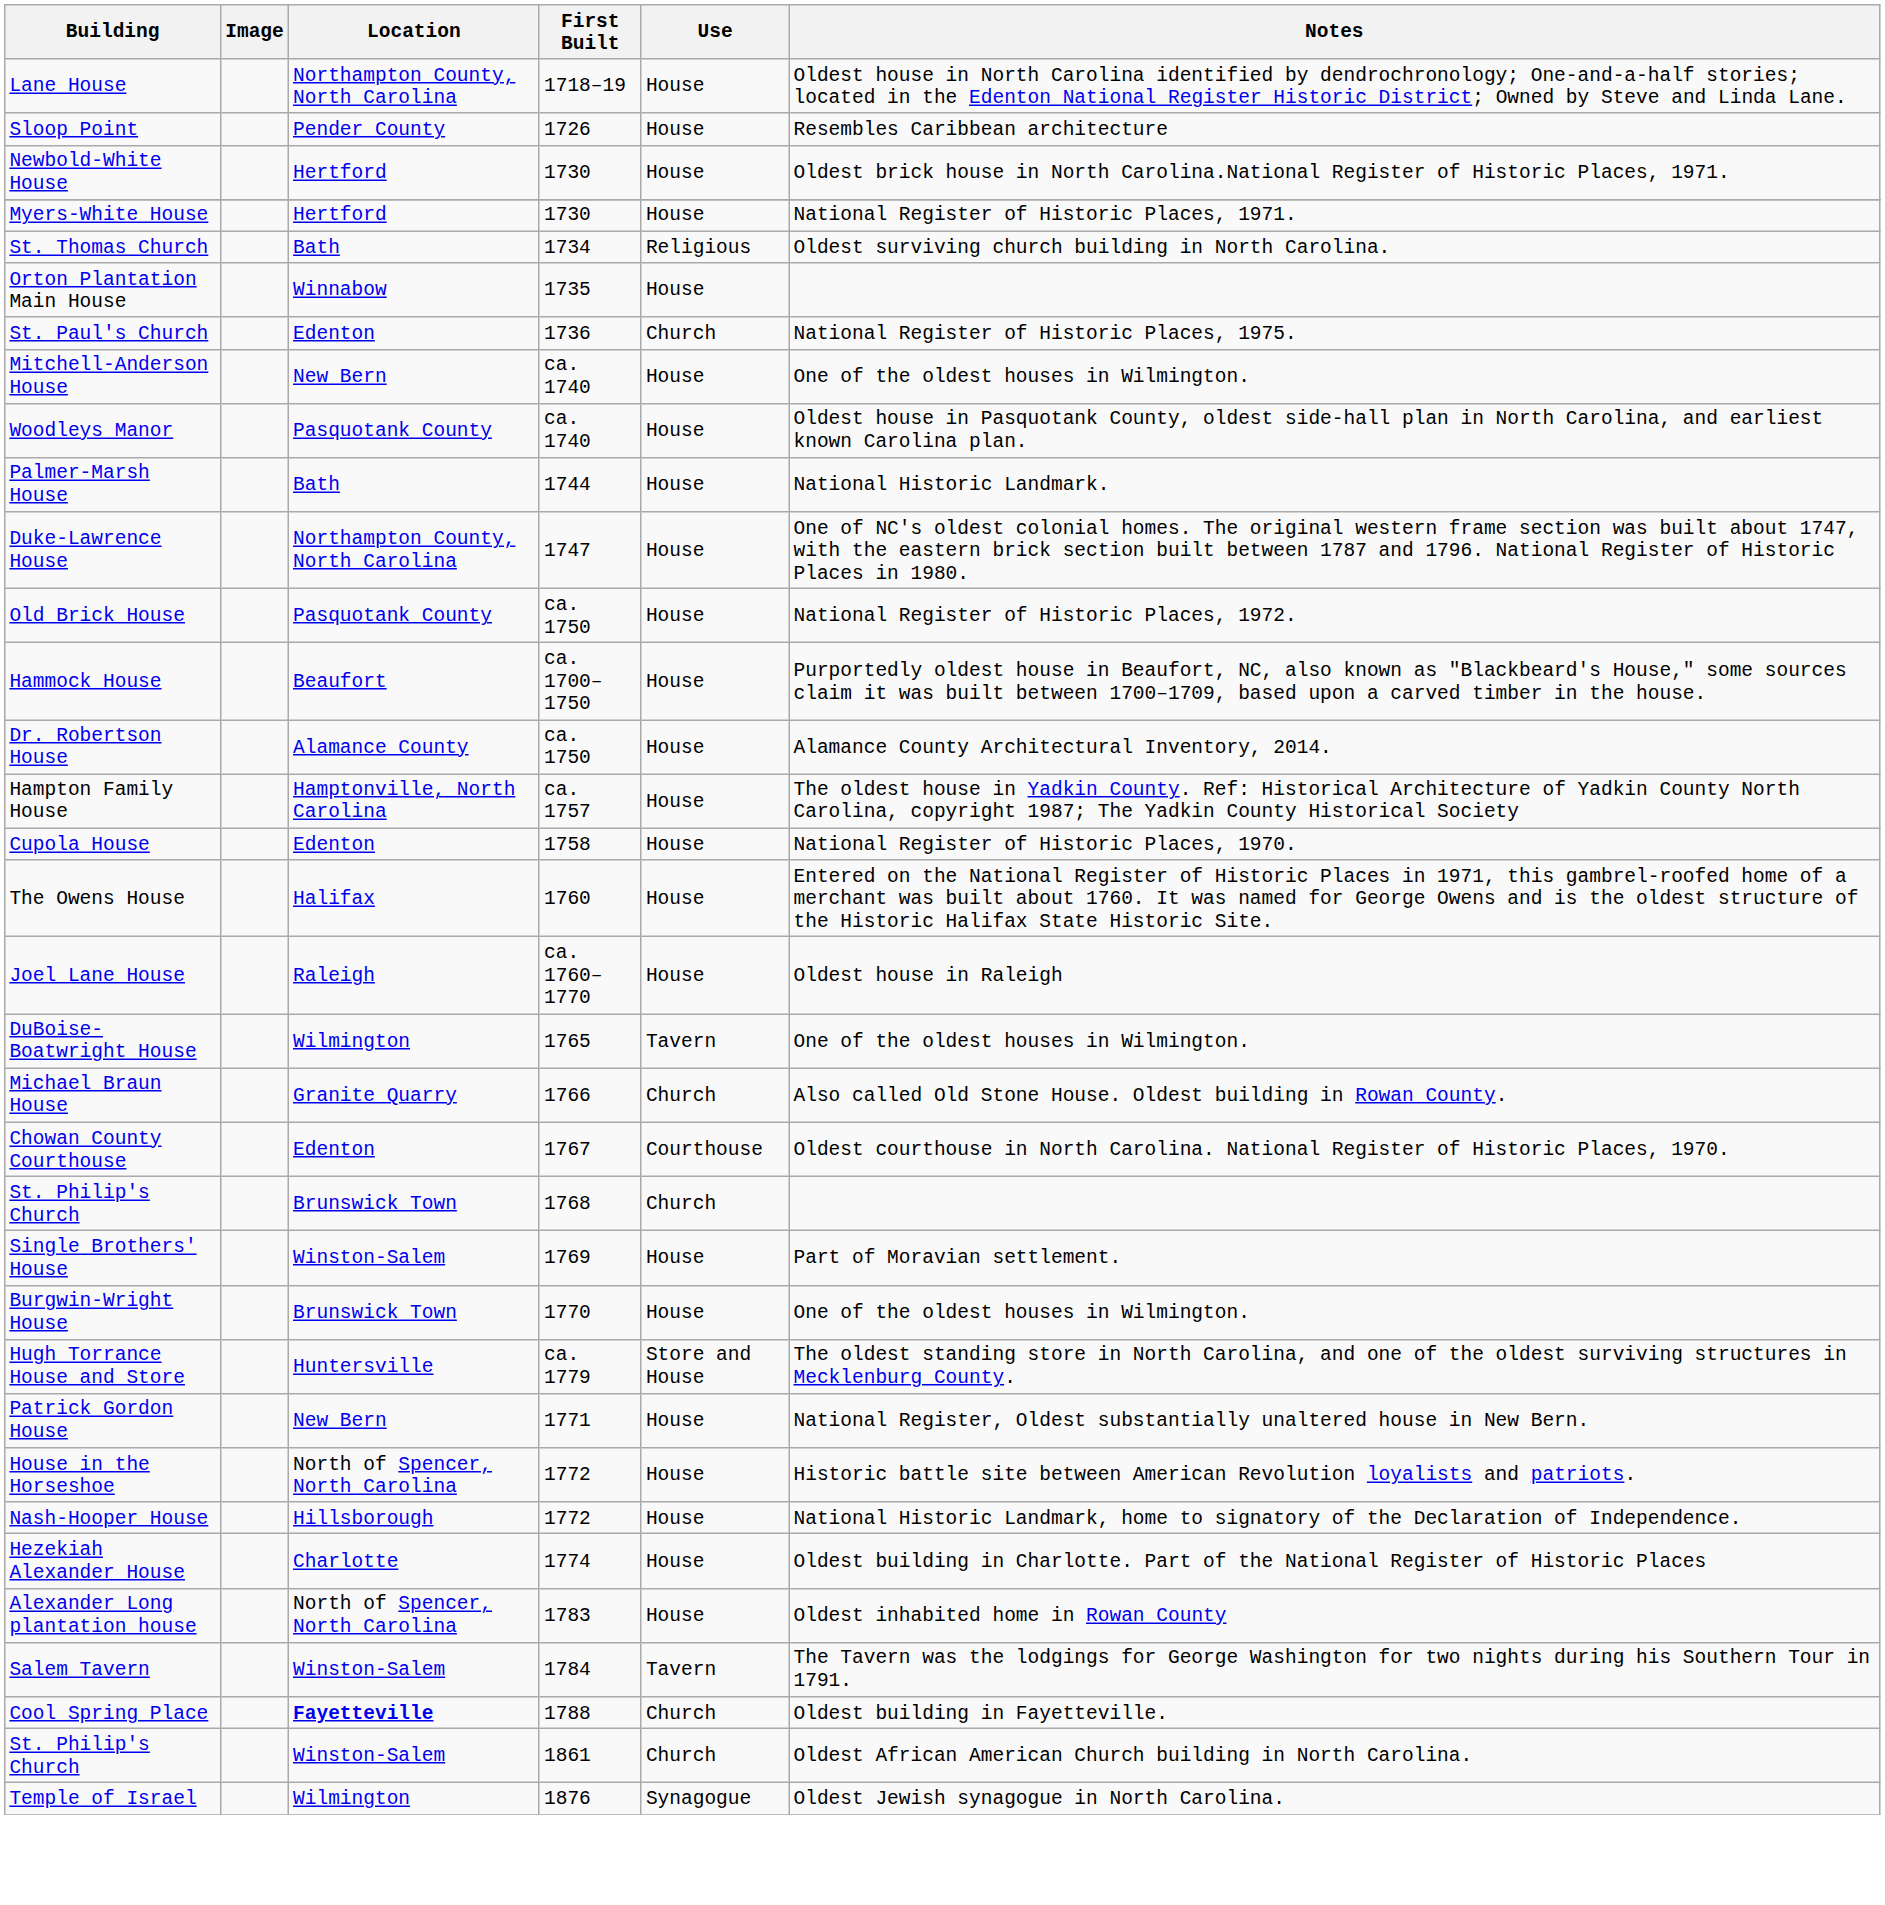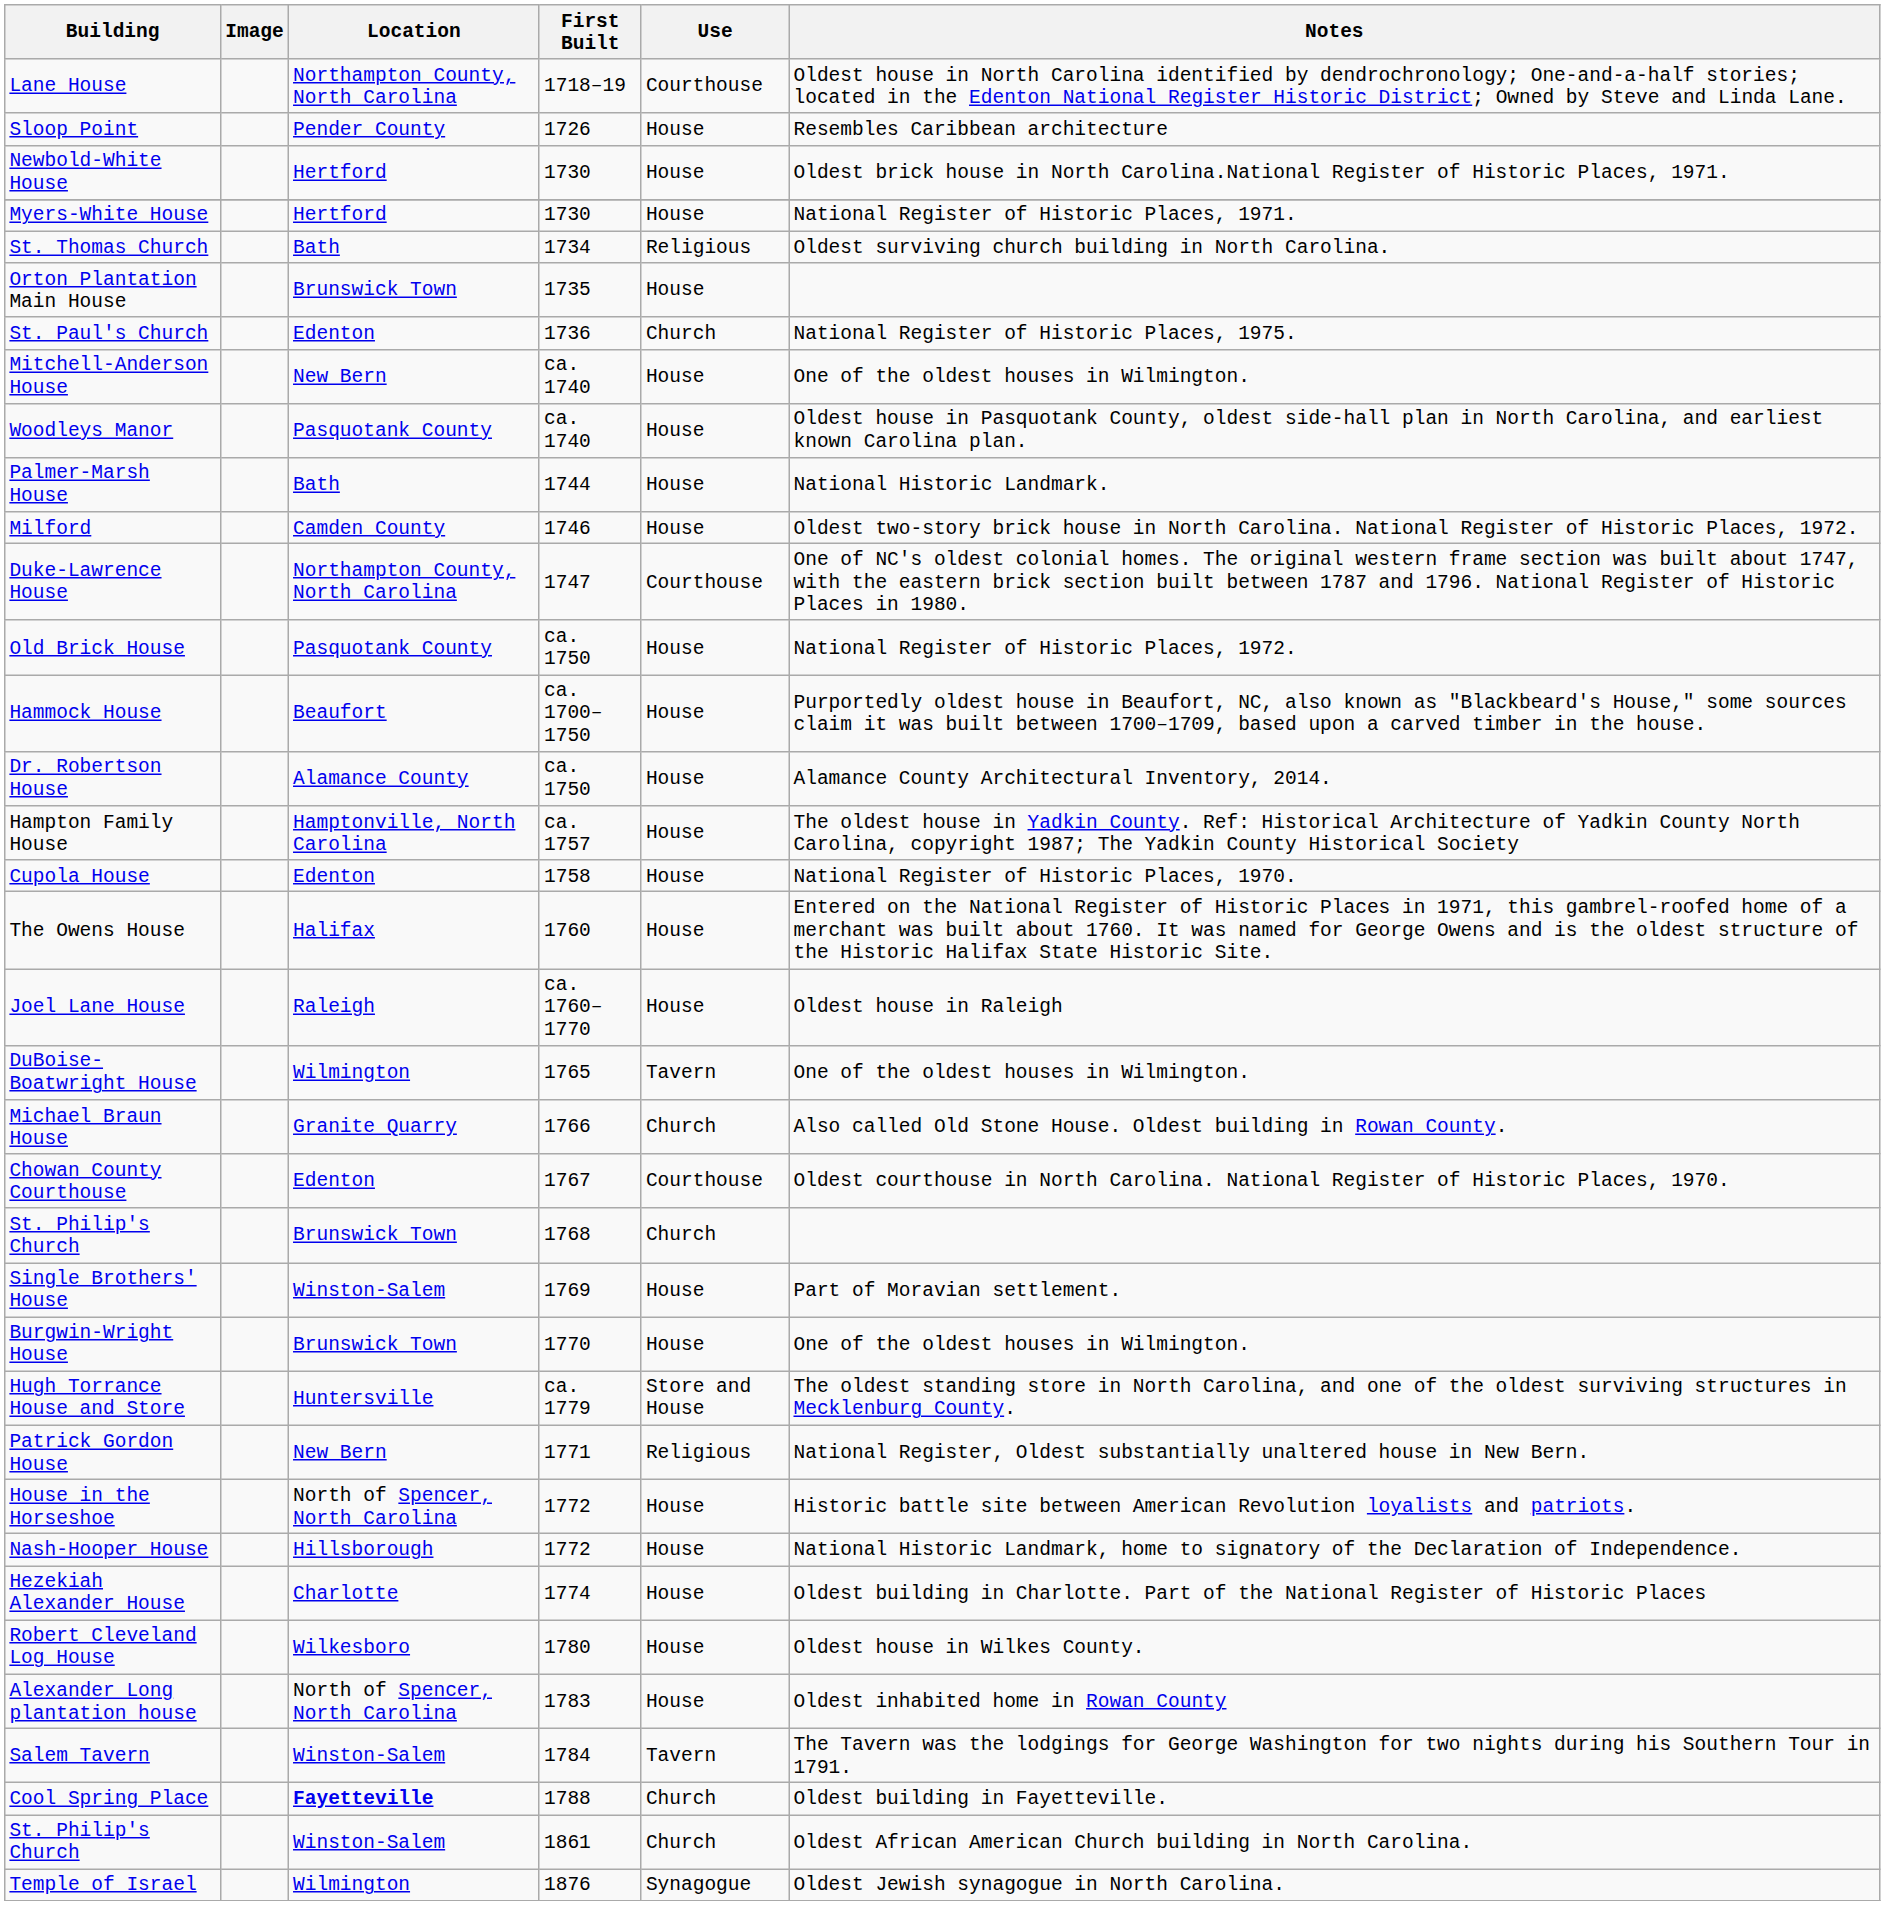(675, 86) House -> (704, 86) Courthouse
(340, 290) Winnabow -> (375, 290) Brunswick Town
+ row: (50, 528)
(675, 550) House -> (704, 582) Courthouse
(675, 1421) House -> (699, 1452) Religious
+ row: (103, 1647)
